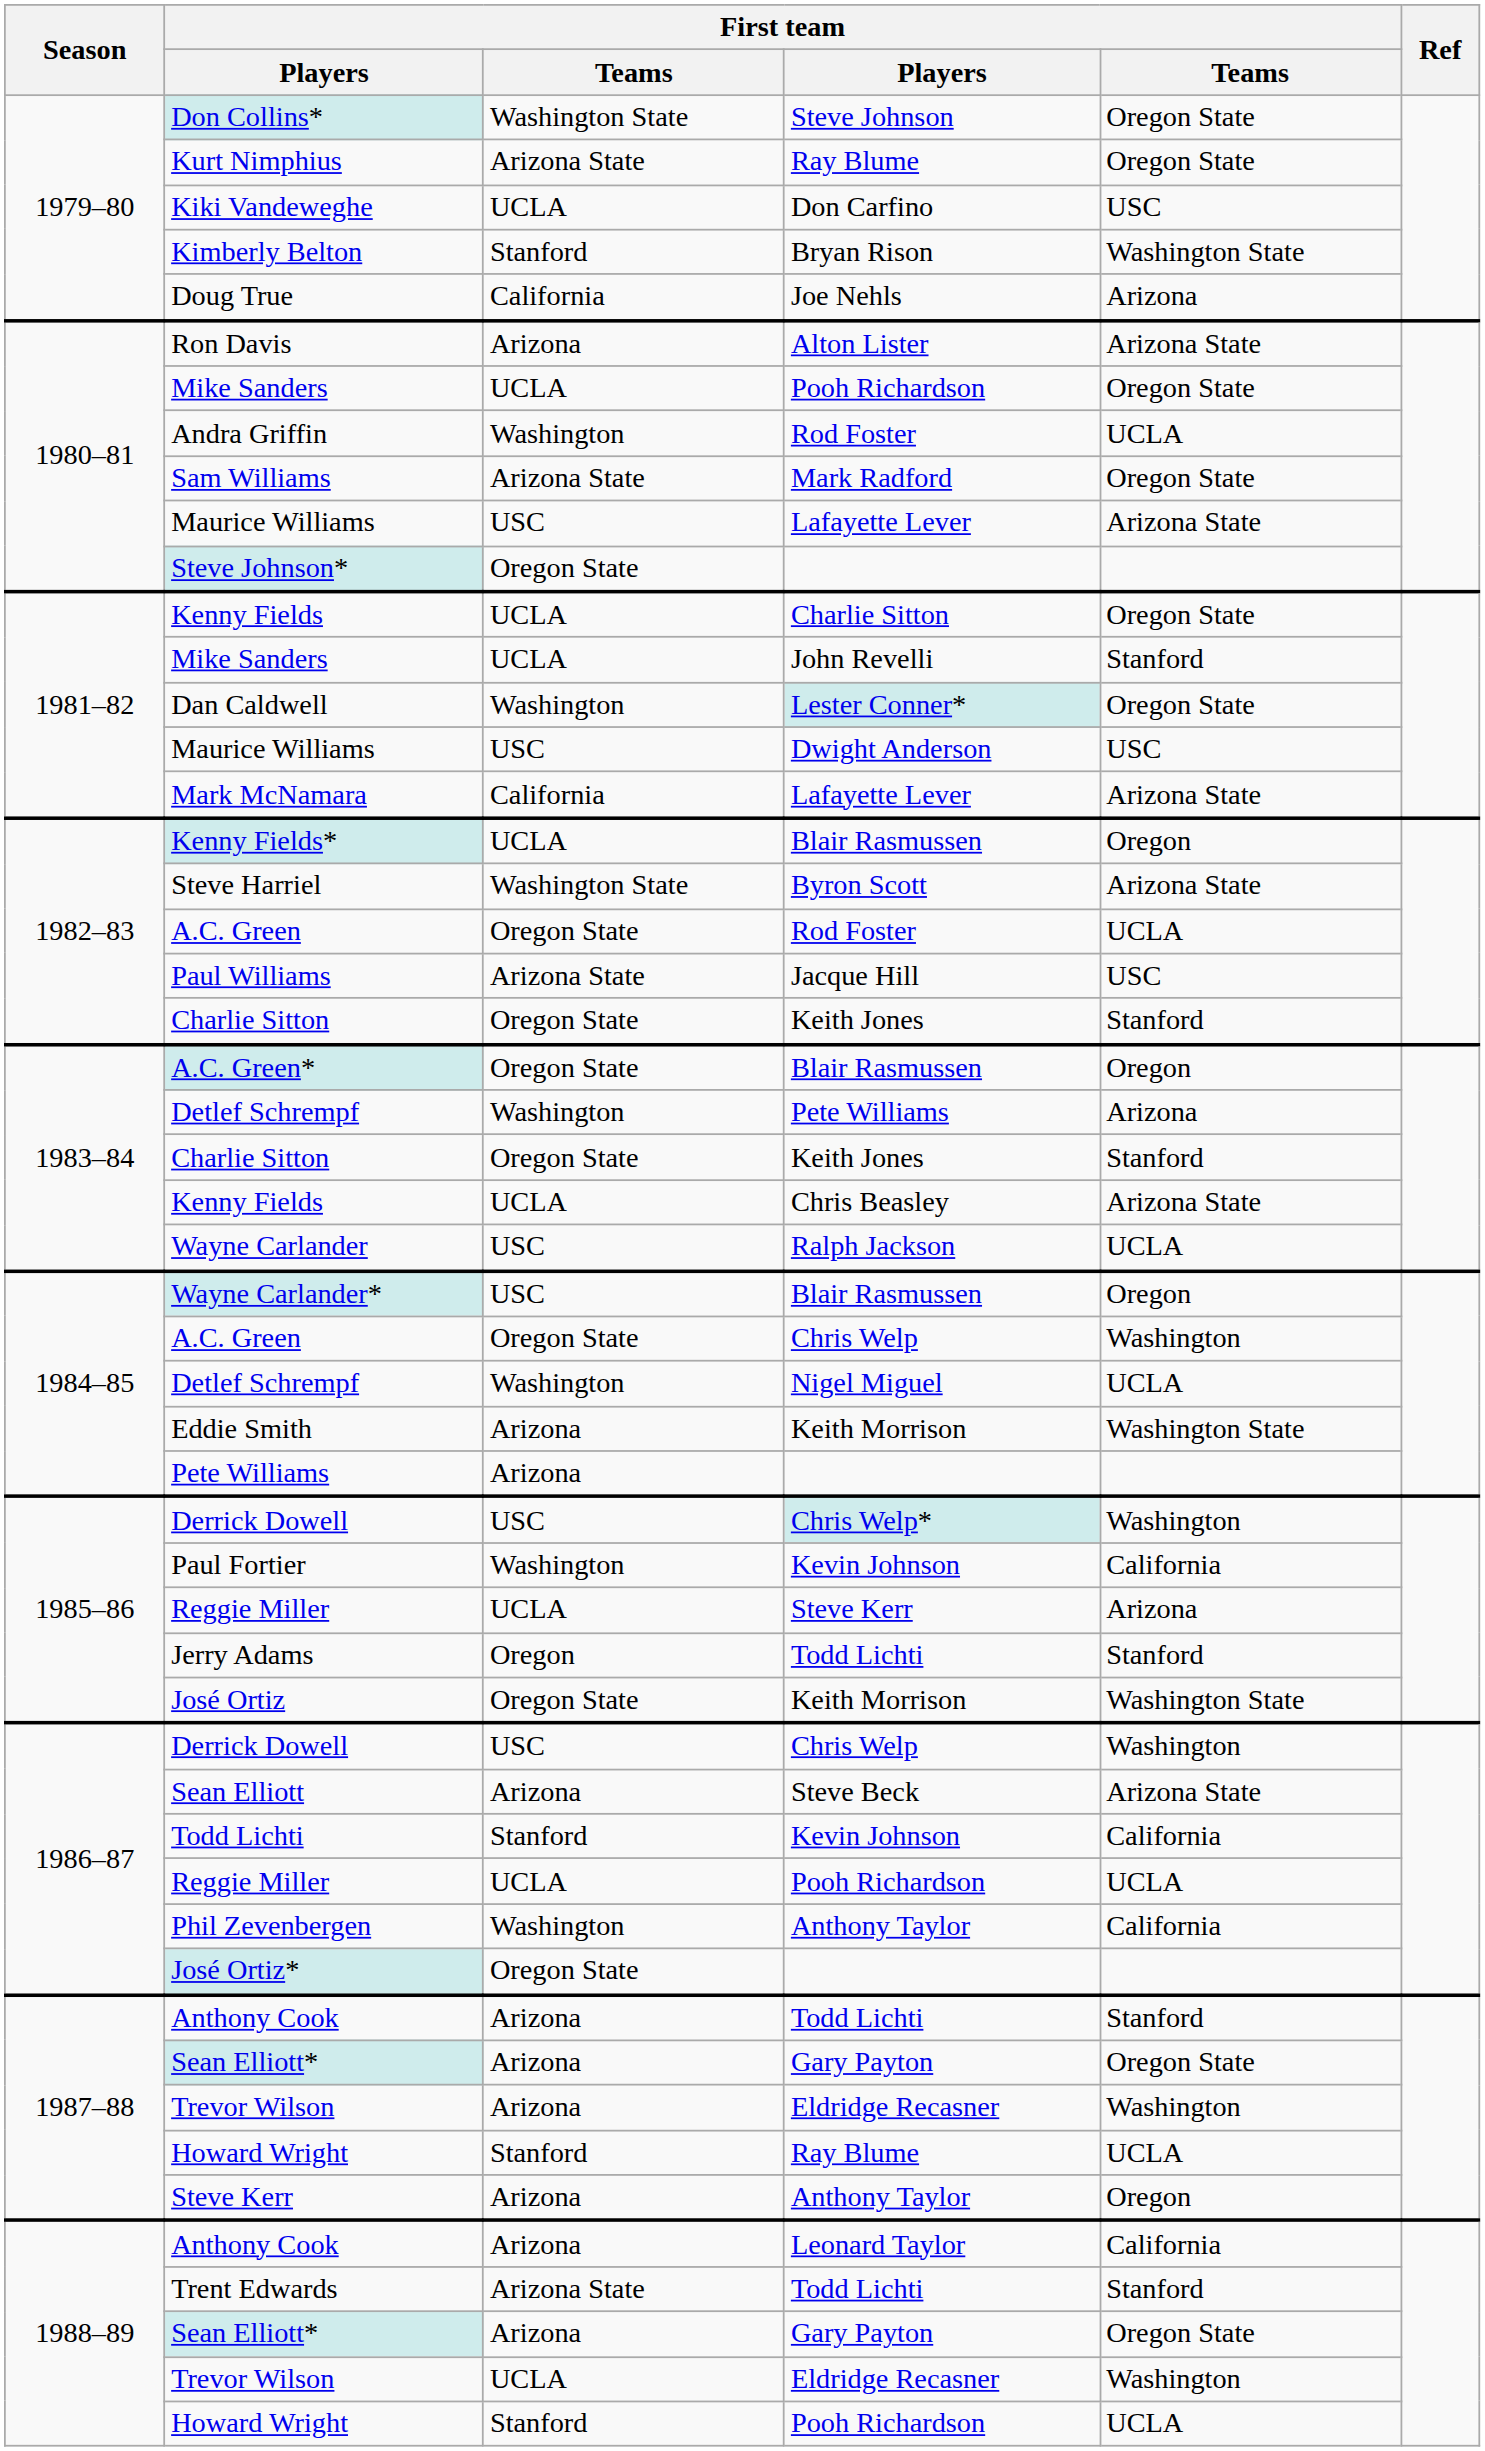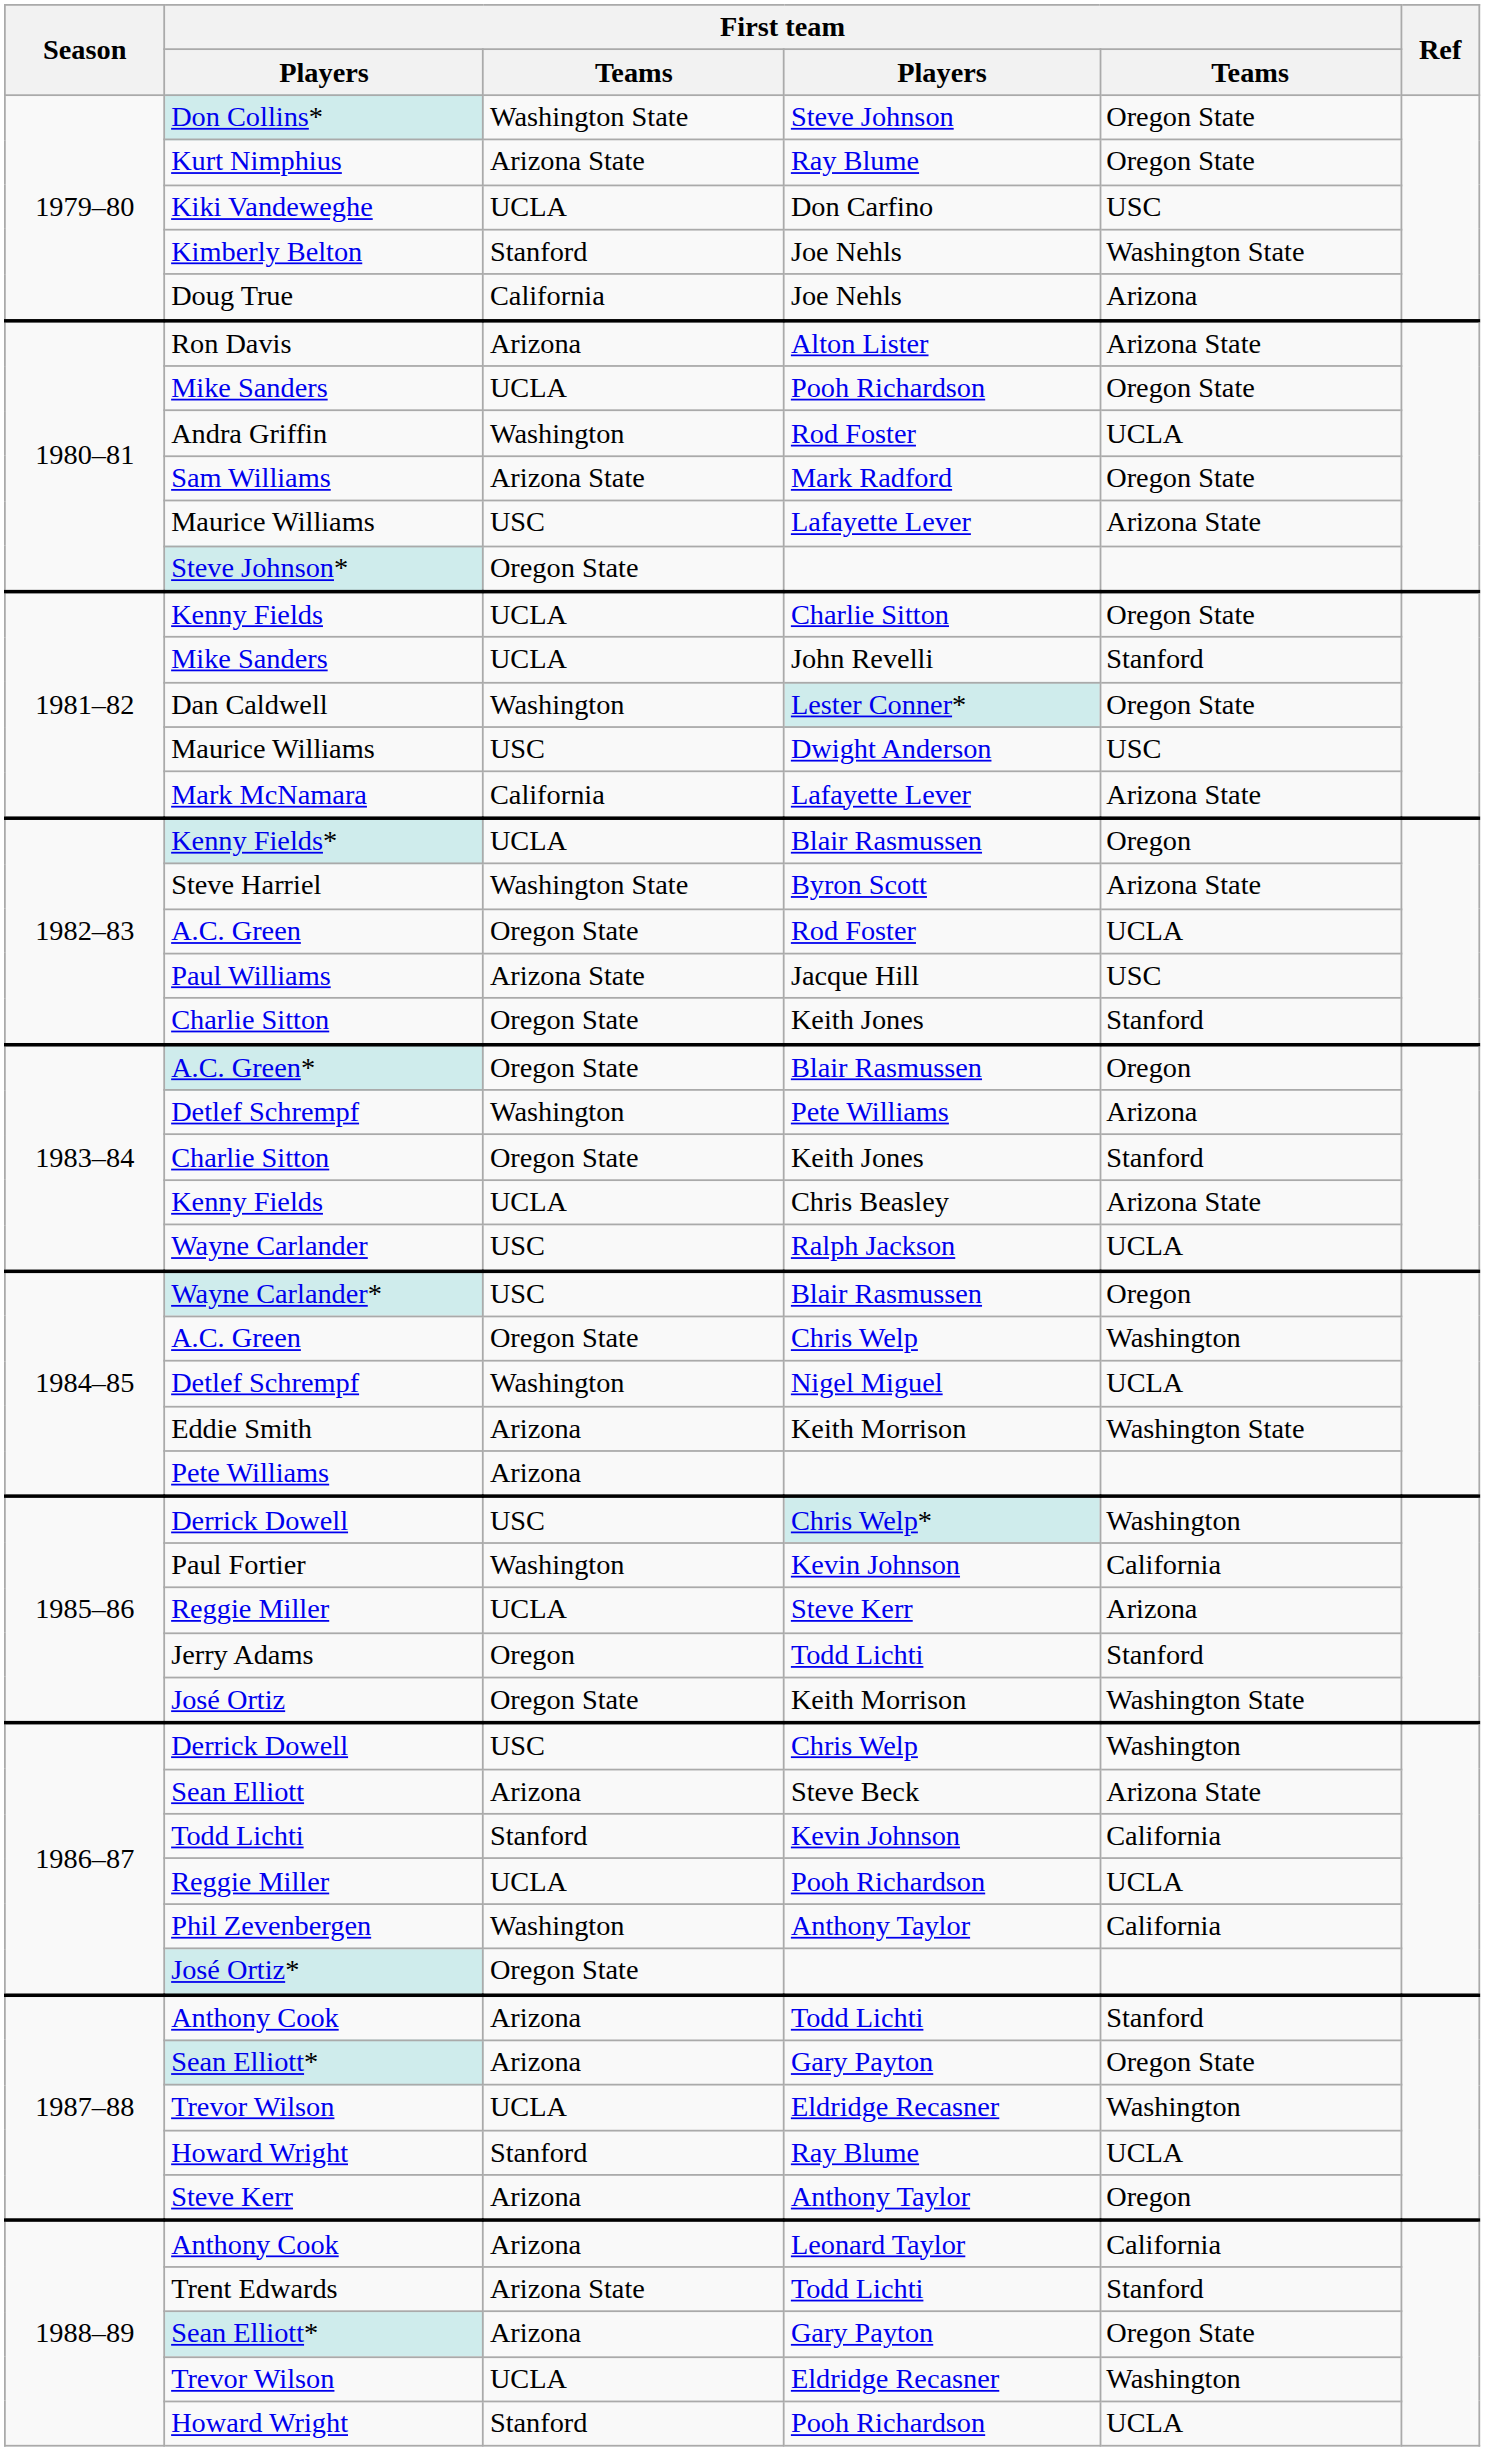(862, 251) Bryan Rison -> (846, 251) Joe Nehls
(536, 2107) Arizona -> (528, 2107) UCLA
